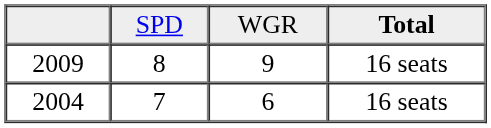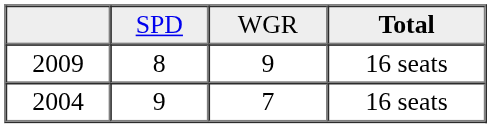(159, 101) 7 -> (159, 101) 9
(268, 101) 6 -> (268, 101) 7
